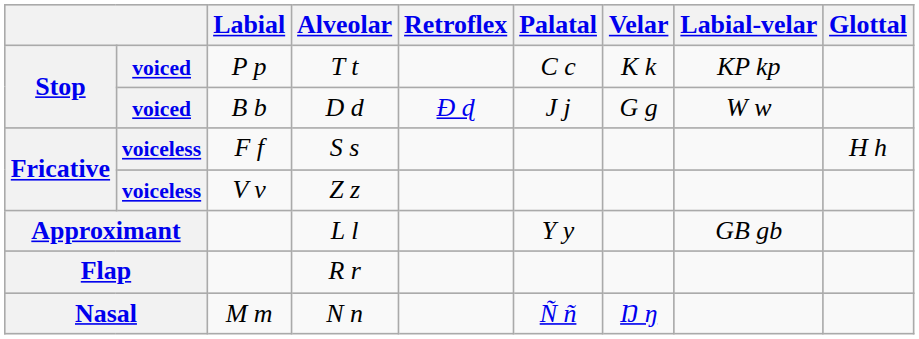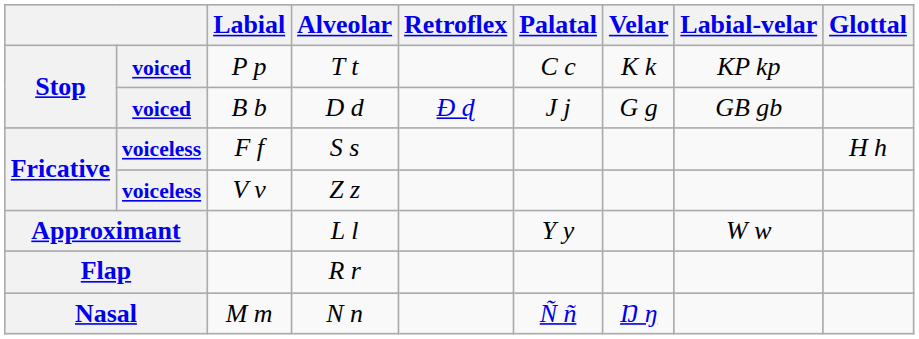(749, 107) W w -> (749, 107) GB gb
(749, 230) GB gb -> (749, 230) W w
